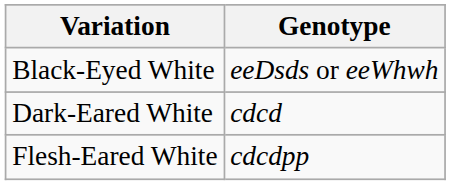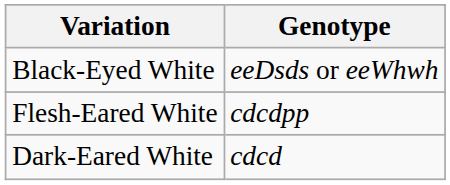rows swapped: (113, 112) <-> (115, 156)
